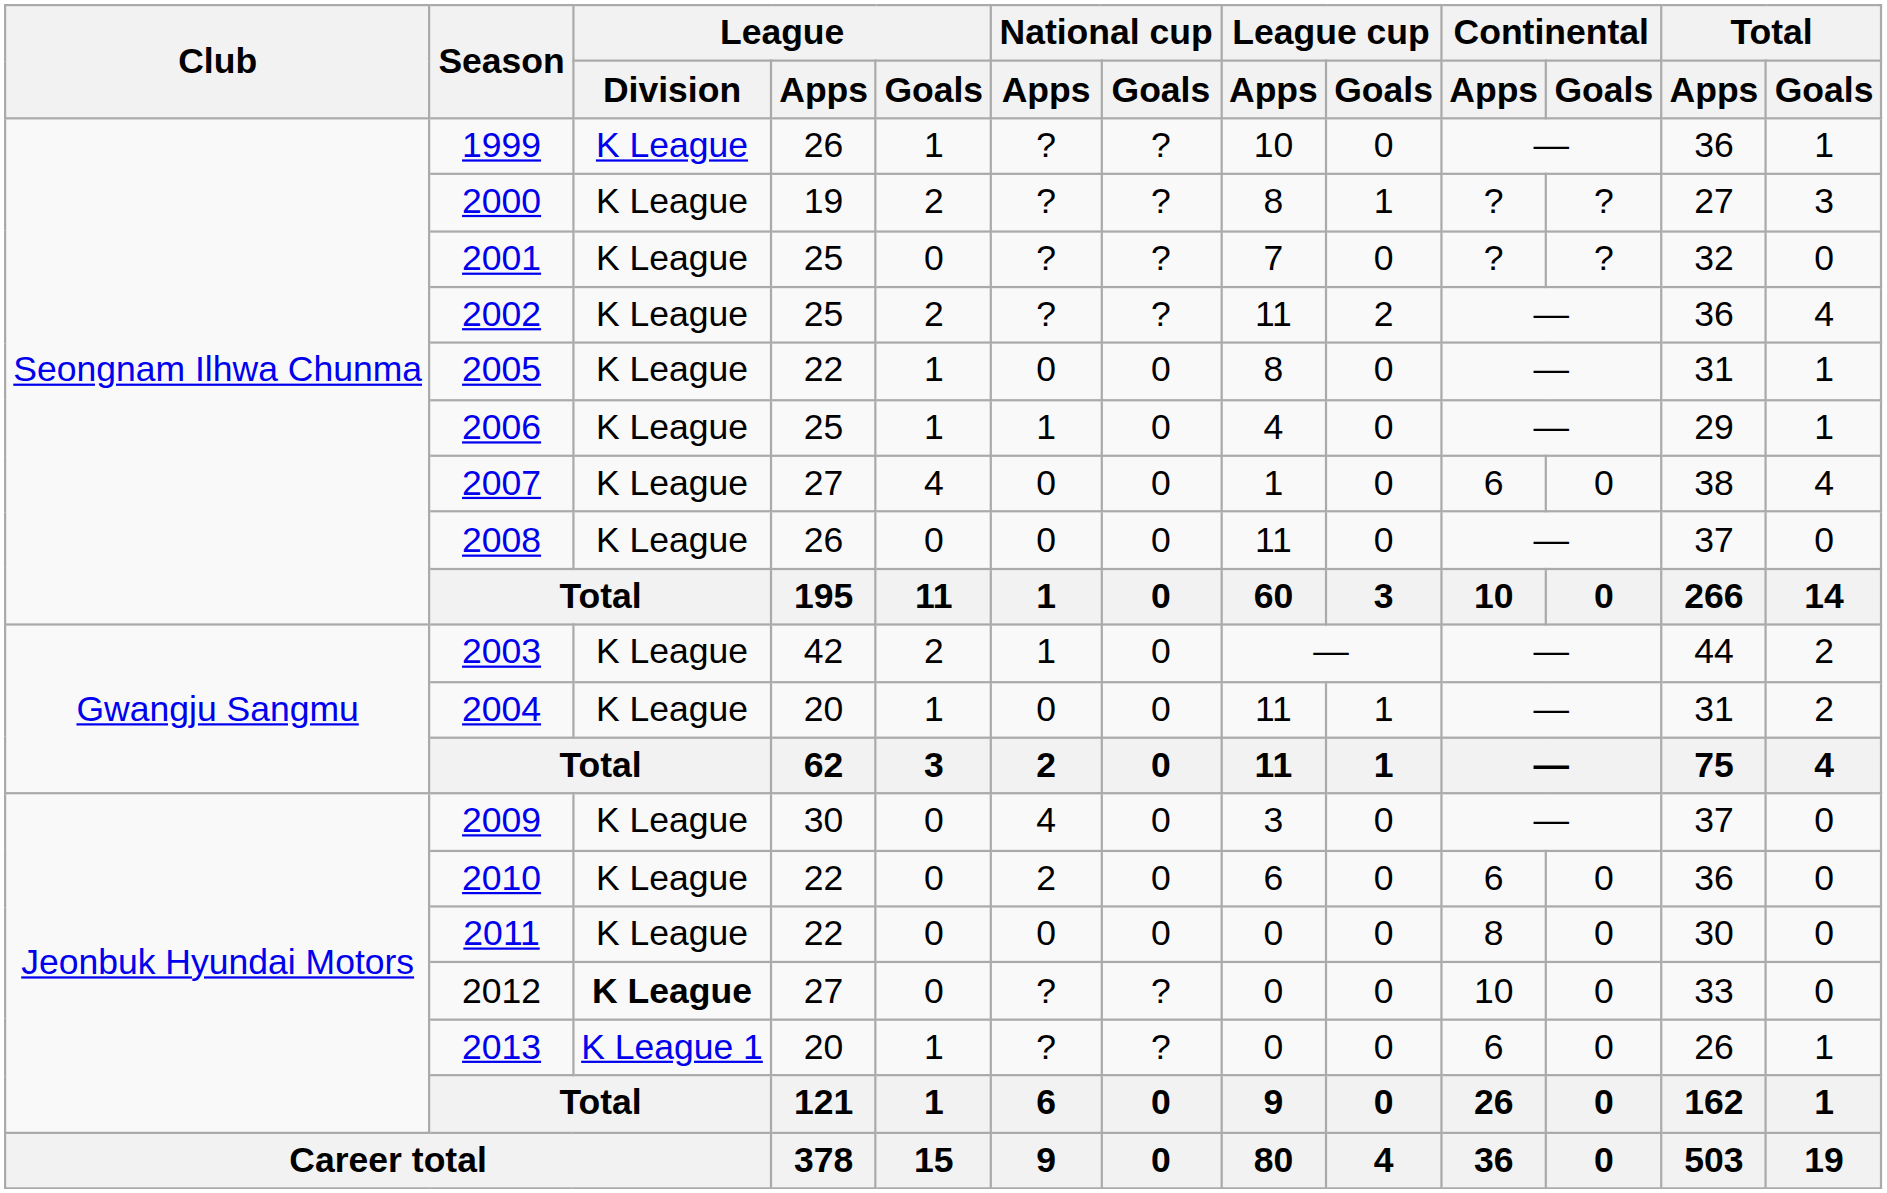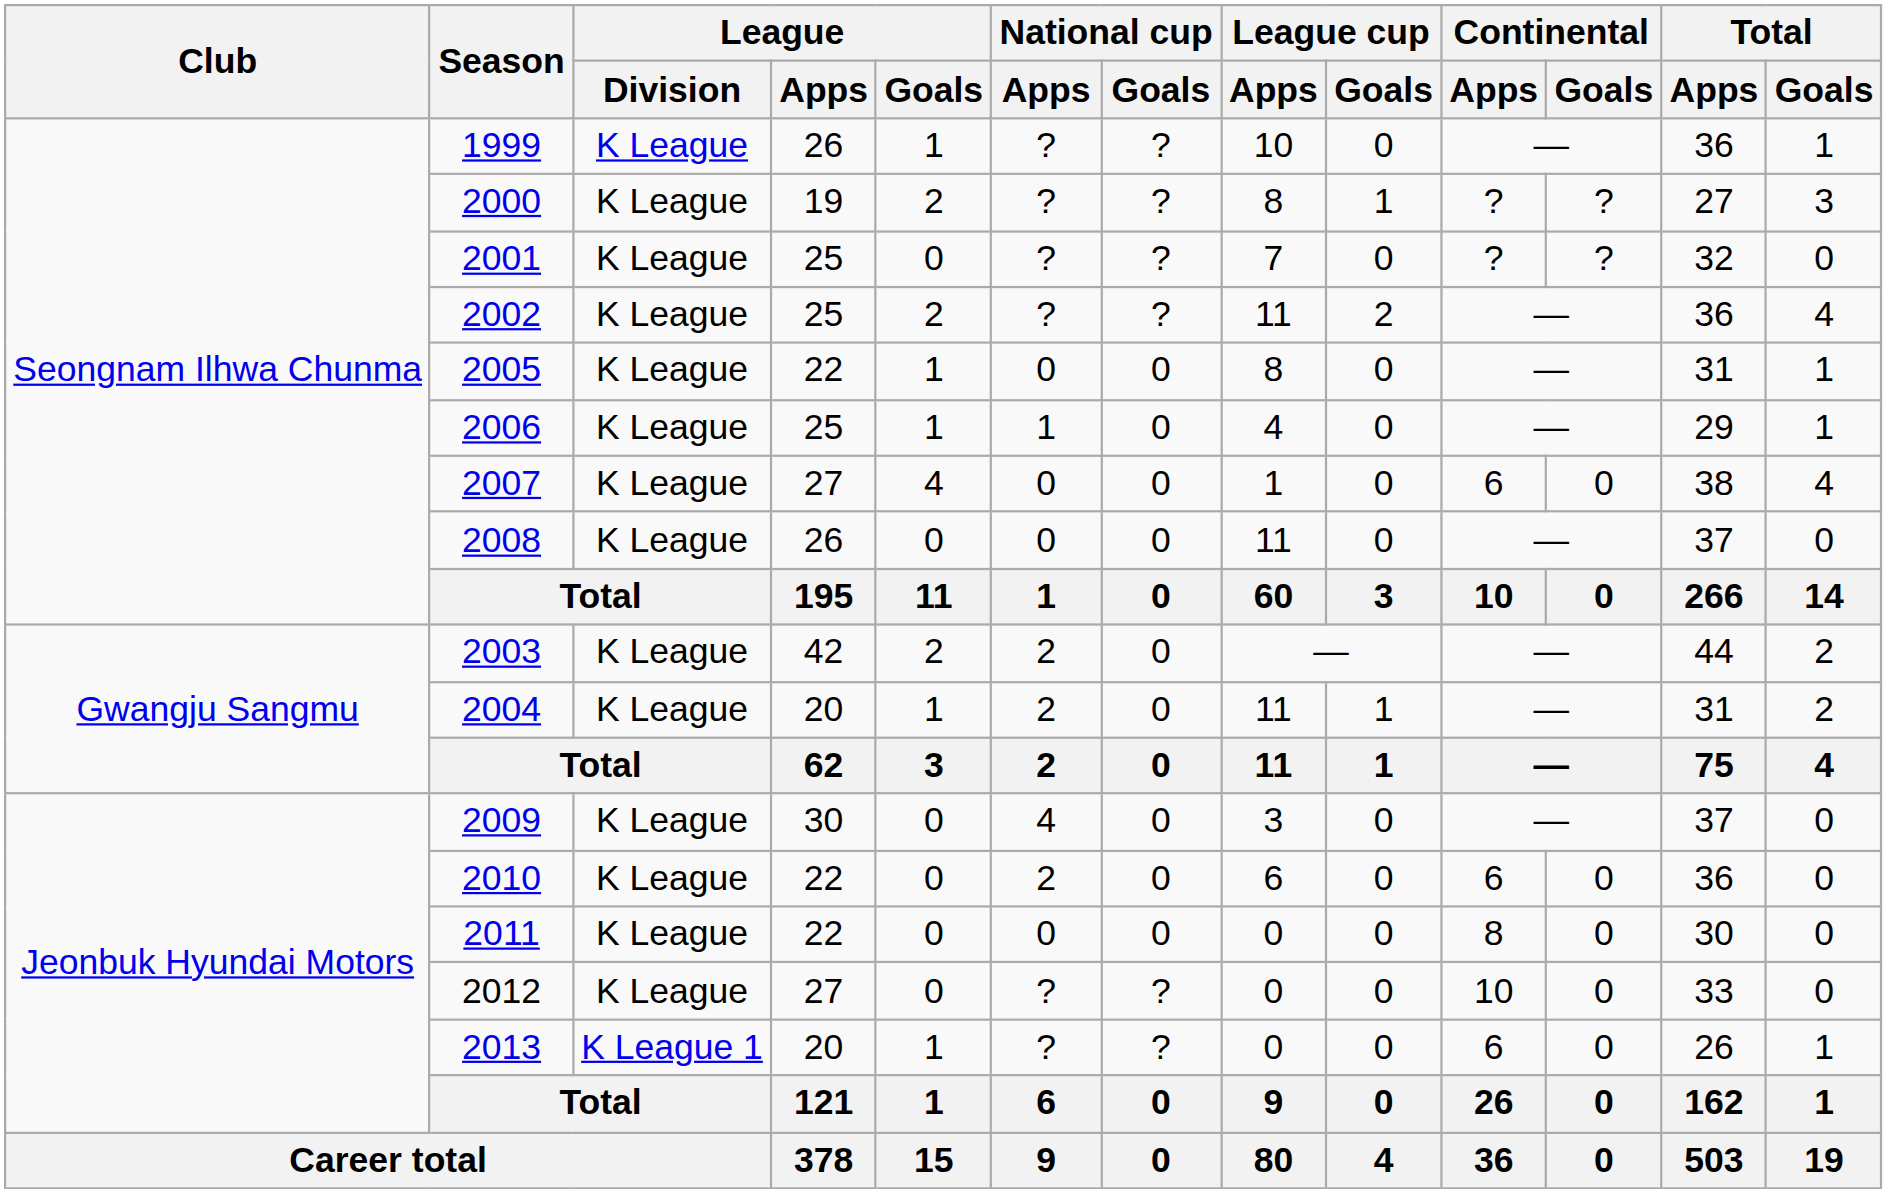(1046, 652) 1 -> (1046, 652) 2
(1046, 708) 0 -> (1046, 708) 2
(672, 990) bold -> (672, 990) normal
